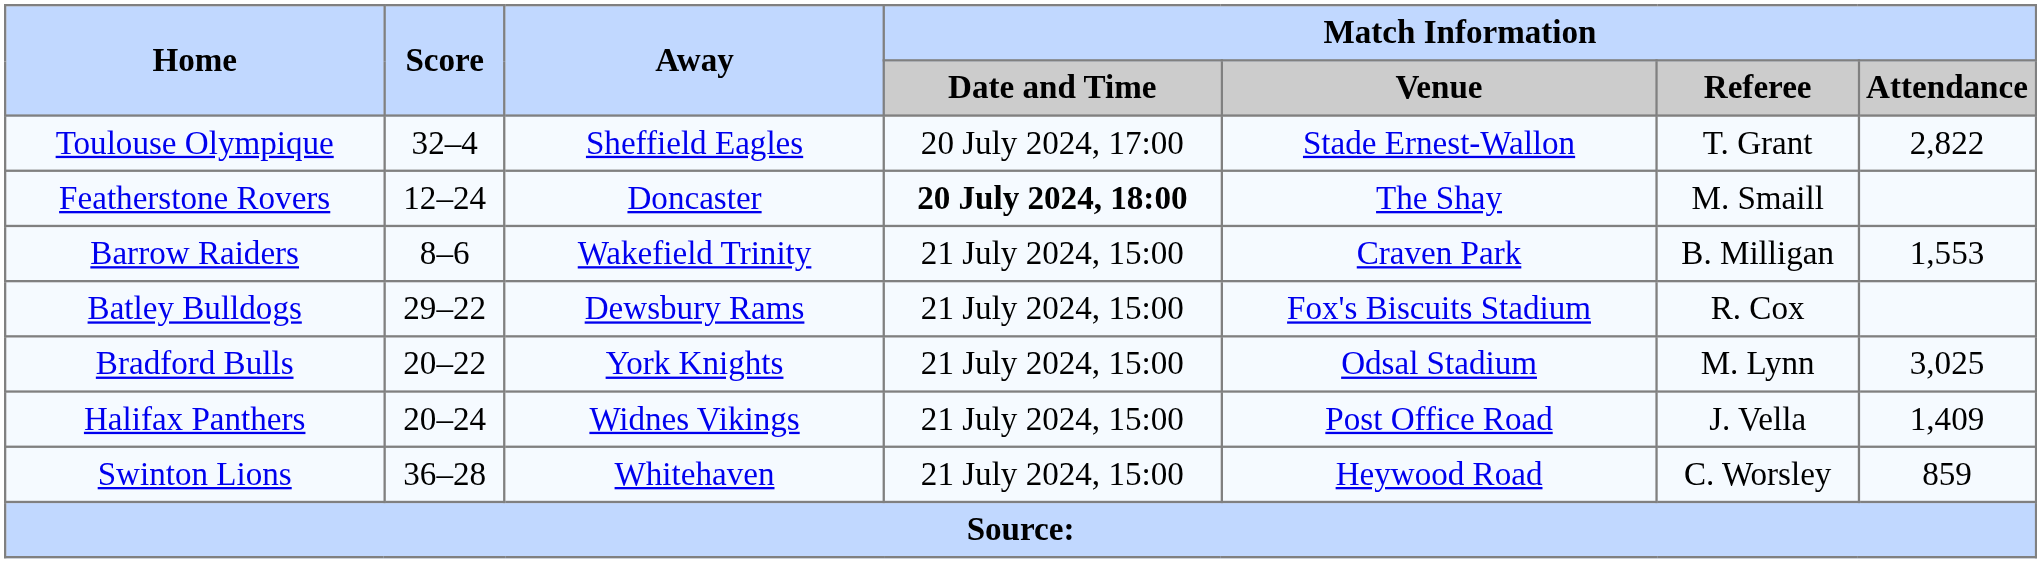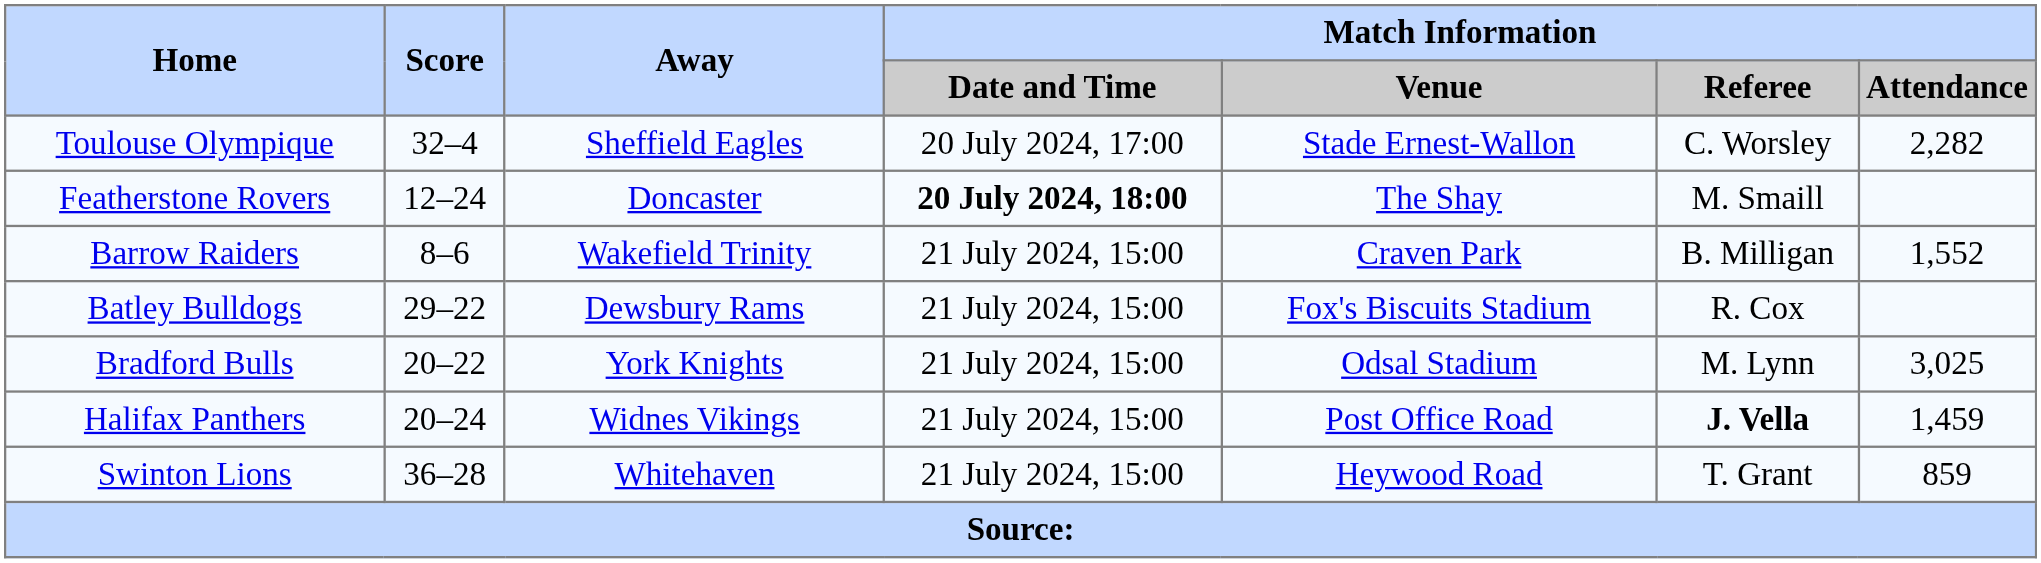(1758, 142) T. Grant -> (1758, 142) C. Worsley
(1947, 142) 2,822 -> (1947, 142) 2,282
(1947, 252) 1,553 -> (1947, 252) 1,552
(1758, 418) normal -> (1758, 418) bold
(1947, 418) 1,409 -> (1947, 418) 1,459
(1758, 473) C. Worsley -> (1758, 473) T. Grant
